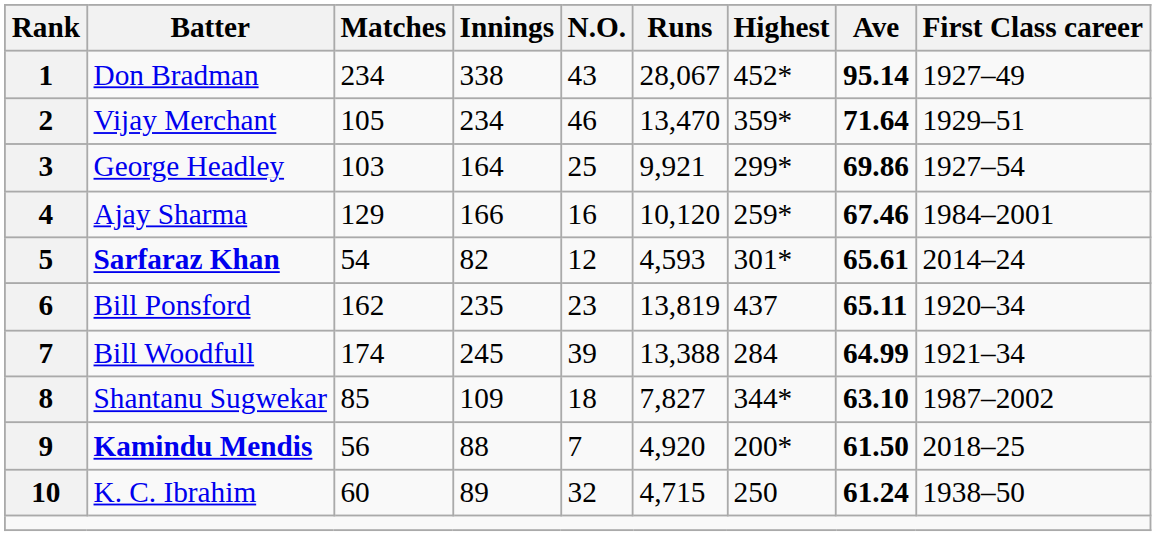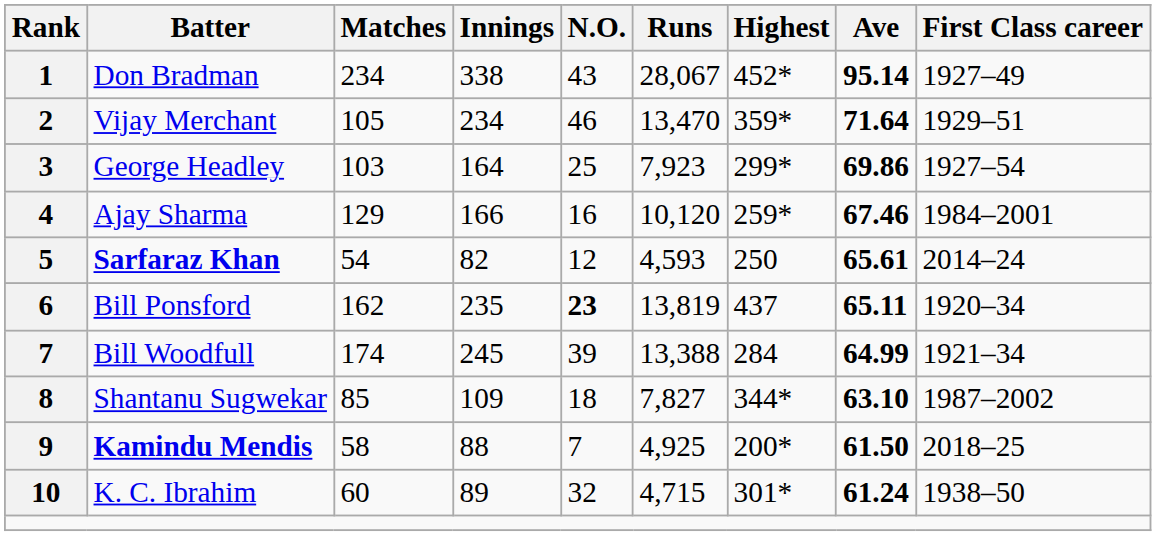(673, 167) 9,921 -> (673, 167) 7,923
(763, 259) 301* -> (756, 259) 250
(582, 306) normal -> (582, 306) bold
(355, 445) 56 -> (355, 445) 58
(673, 445) 4,920 -> (673, 445) 4,925
(756, 492) 250 -> (763, 492) 301*
